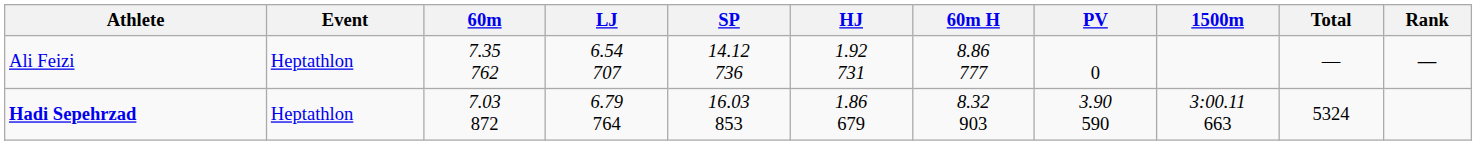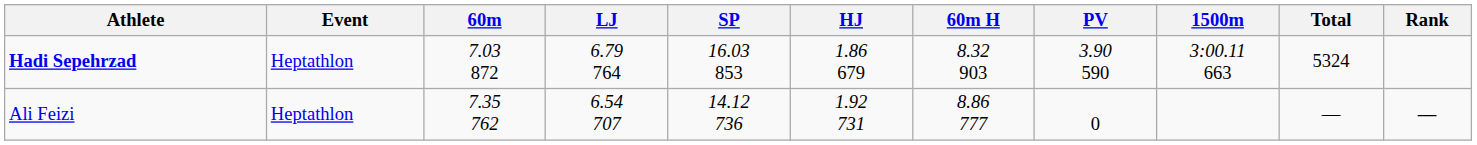rows swapped: (42, 61) <-> (73, 114)
